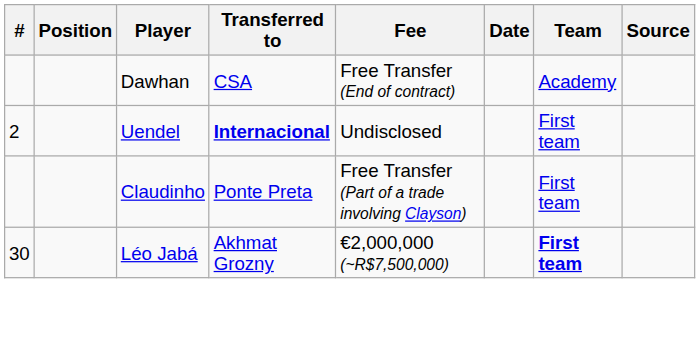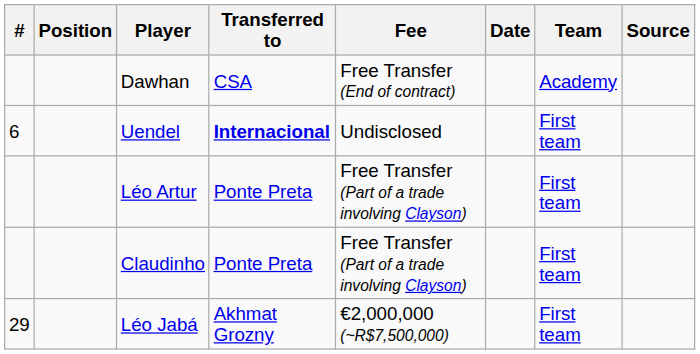(14, 131) 2 -> (14, 131) 6
+ row: (159, 192)
(19, 253) 30 -> (19, 324) 29
(560, 253) bold -> (560, 324) normal
